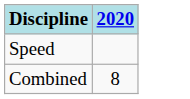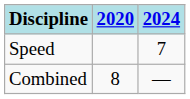+ column: (161, 19)
